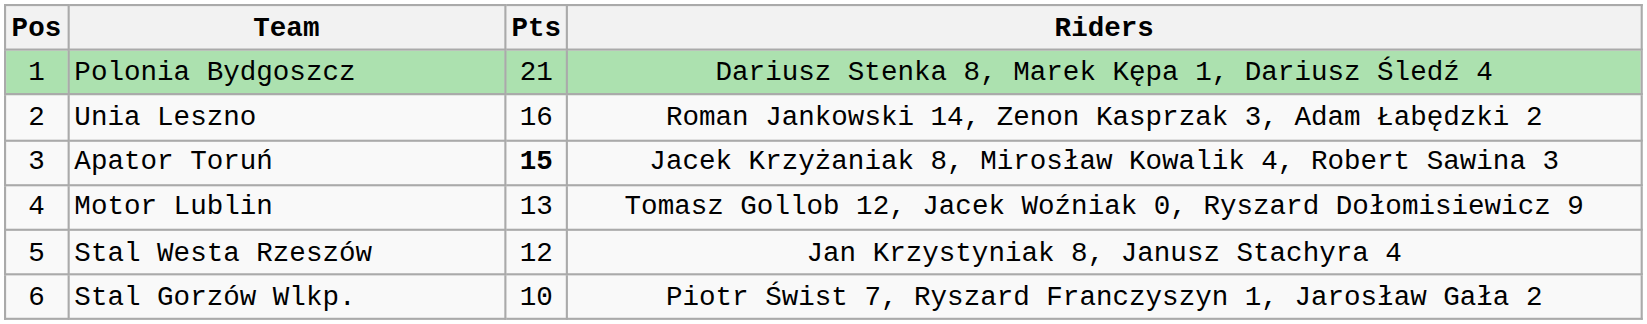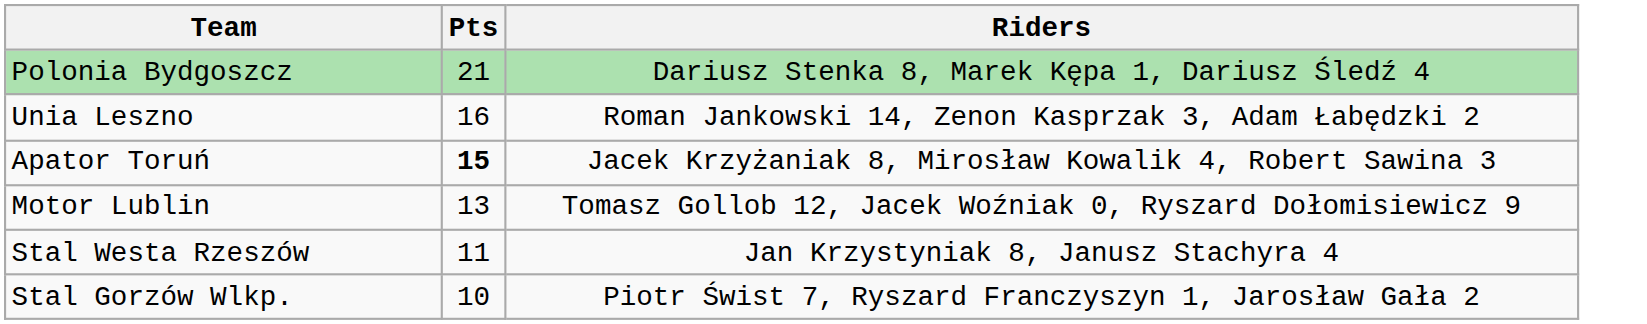- column: (36, 28)
(536, 252) 12 -> (474, 252) 11
